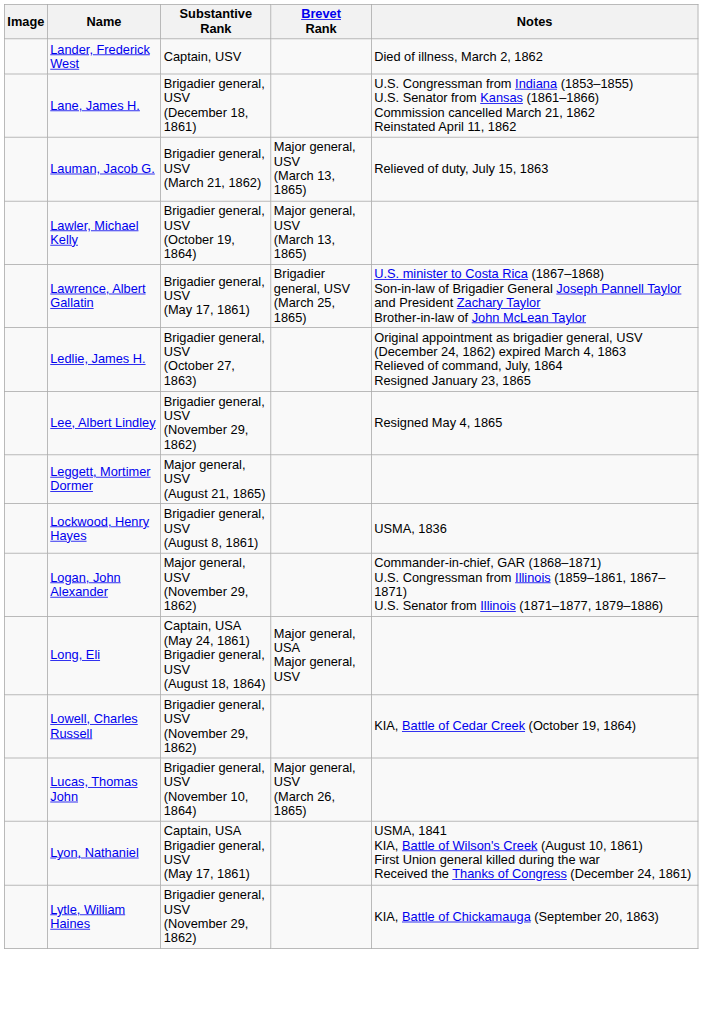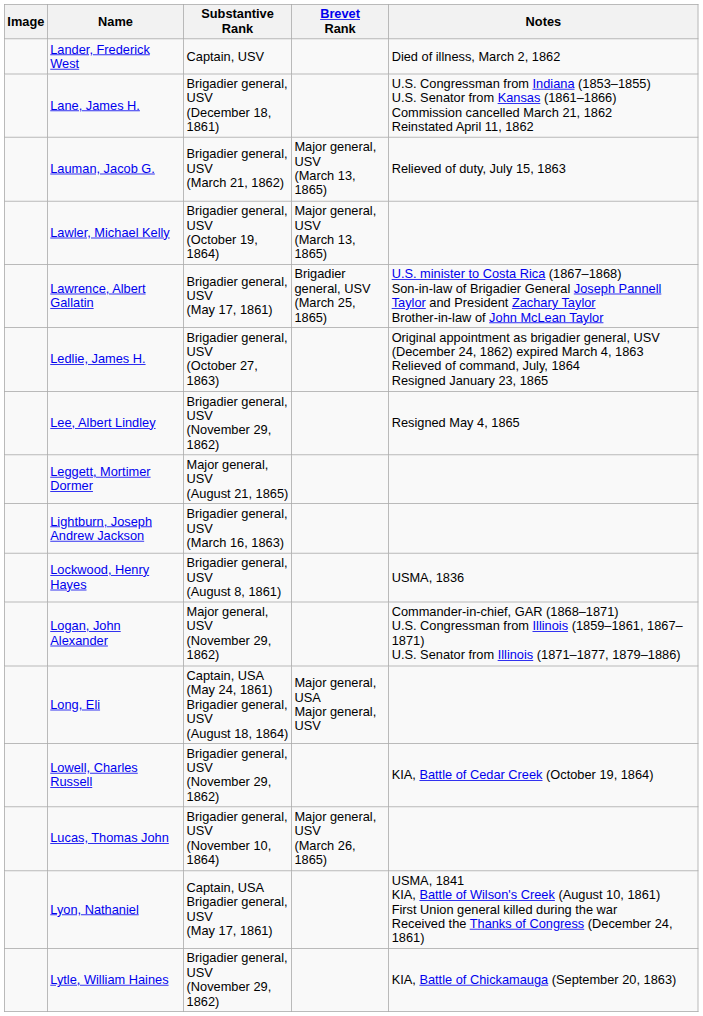+ row: (101, 528)
